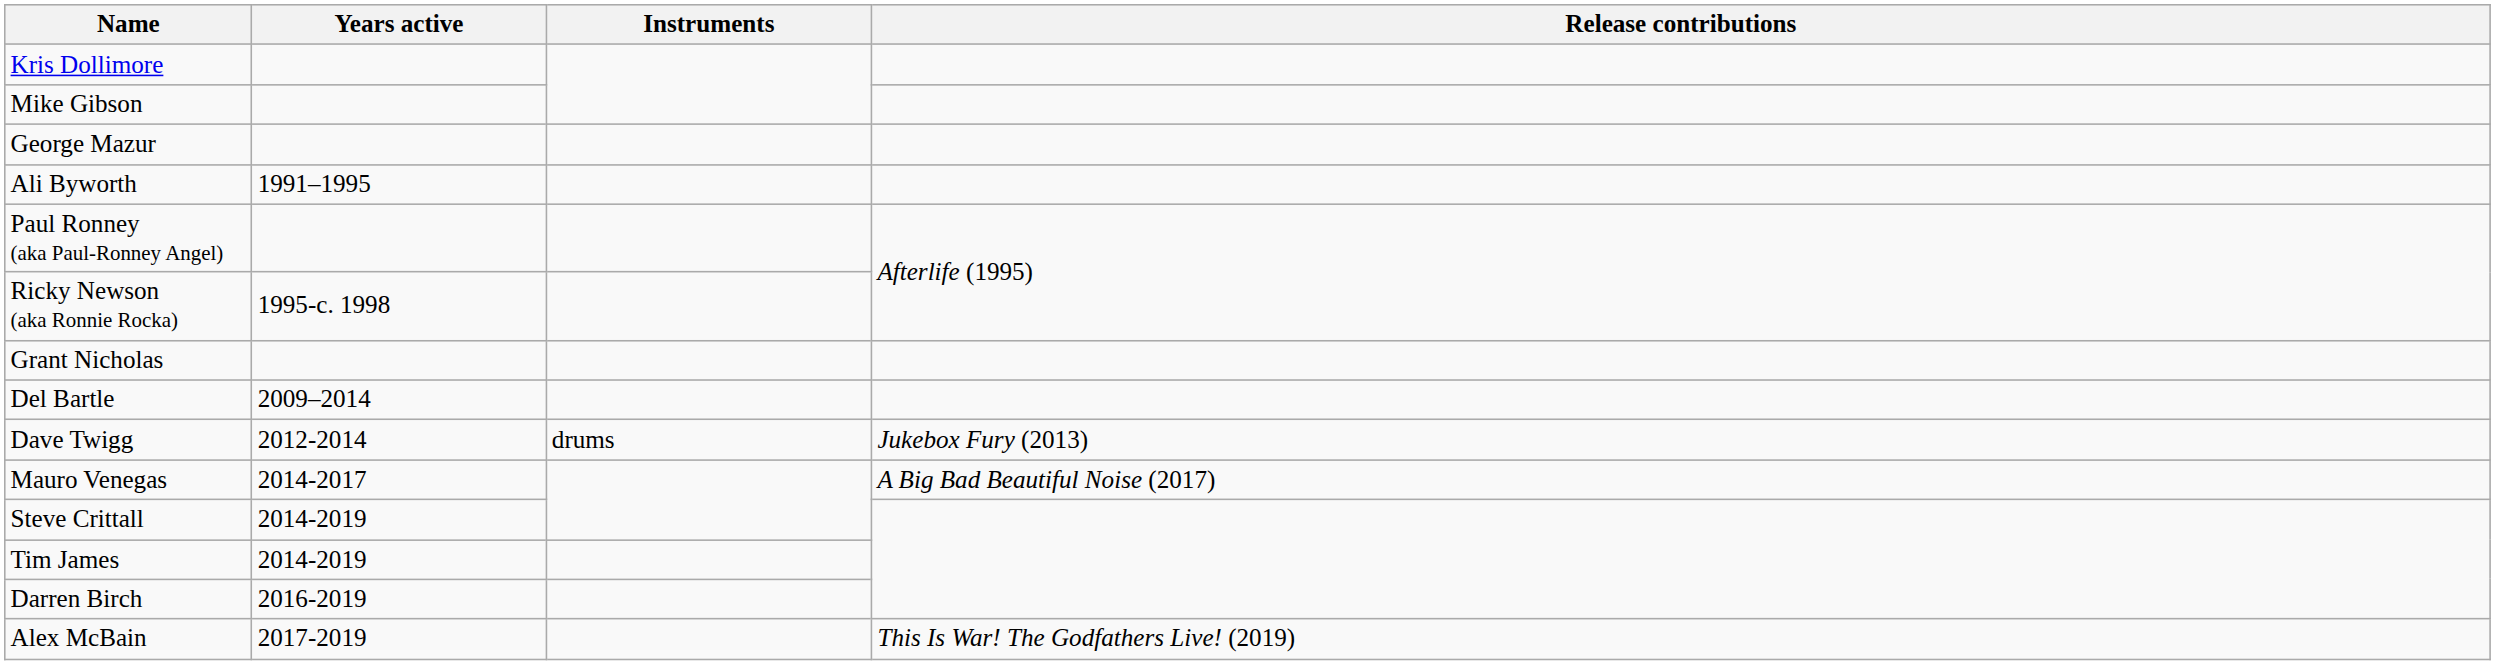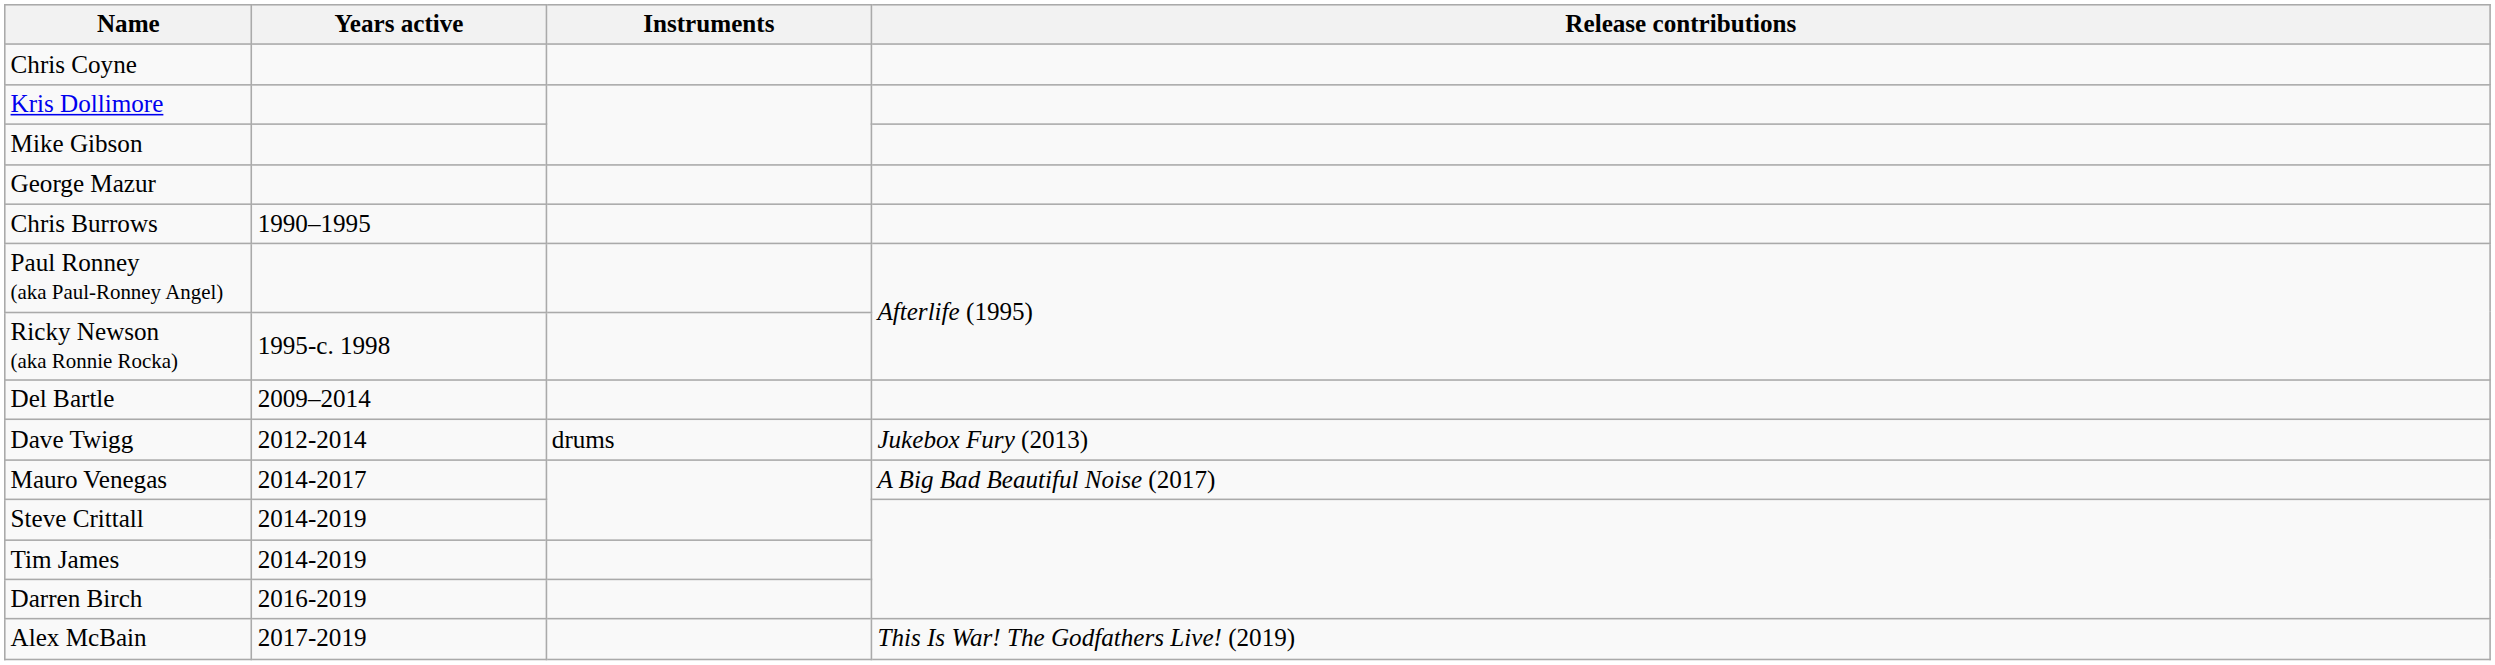+ row: (74, 64)
+ row: (84, 223)
- row: (74, 183)
- row: (87, 359)
